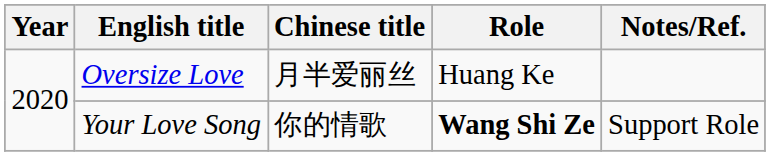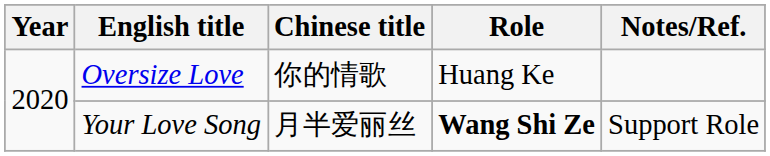(345, 74) 月半爱丽丝 -> (331, 74) 你的情歌
(331, 124) 你的情歌 -> (345, 124) 月半爱丽丝
